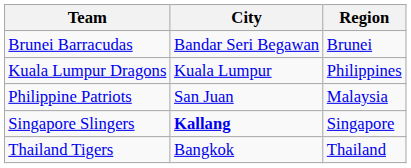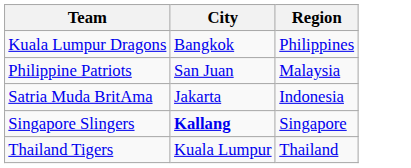- row: (71, 44)
(223, 70) Kuala Lumpur -> (204, 44) Bangkok
+ row: (80, 96)
(204, 149) Bangkok -> (223, 149) Kuala Lumpur
